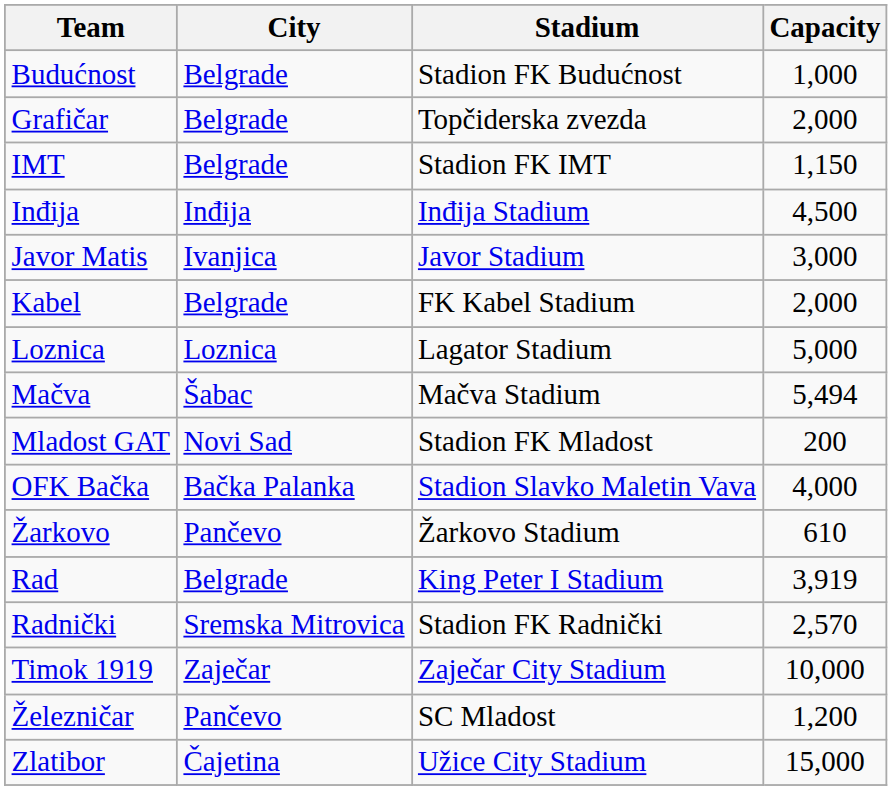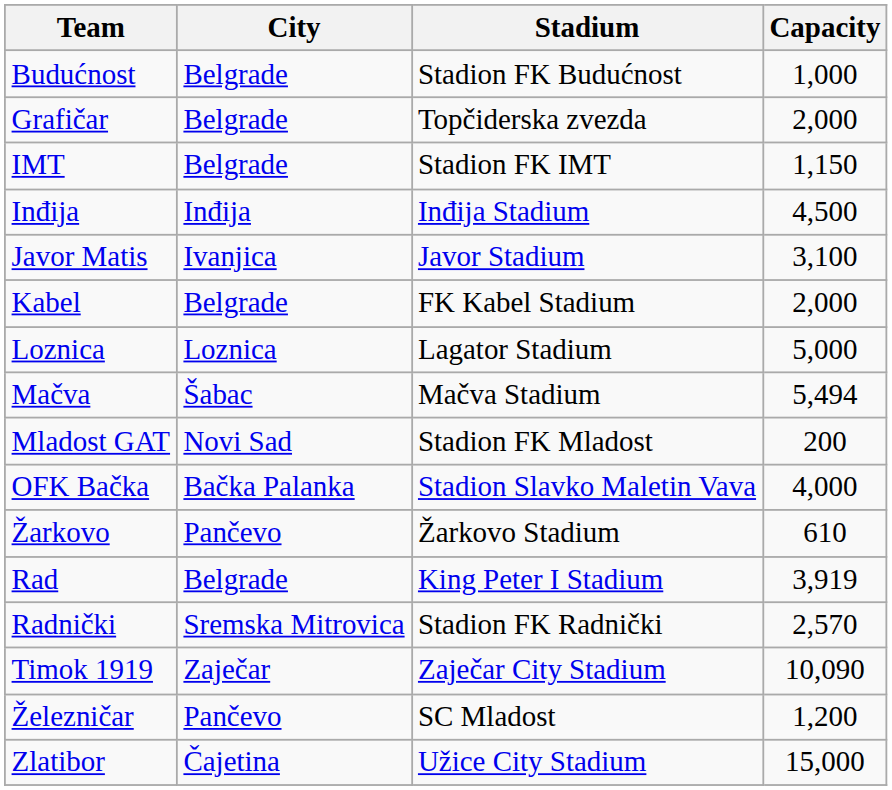(825, 257) 3,000 -> (825, 257) 3,100
(825, 670) 10,000 -> (825, 670) 10,090
